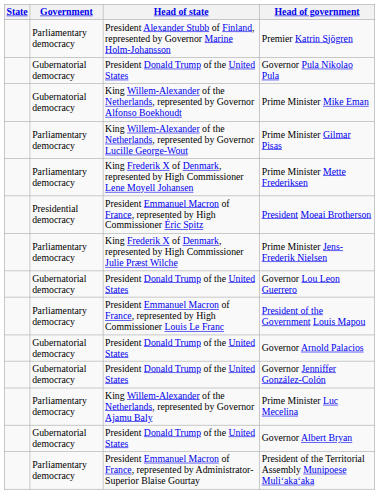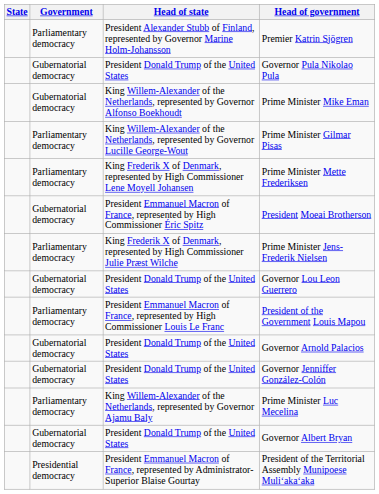(55, 214) Presidential democracy -> (59, 214) Gubernatorial democracy
(60, 470) Parliamentary democracy -> (55, 470) Presidential democracy
